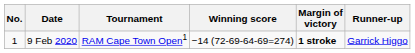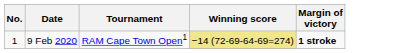- column: (377, 18)
(243, 40) no background -> (243, 40) khaki background
